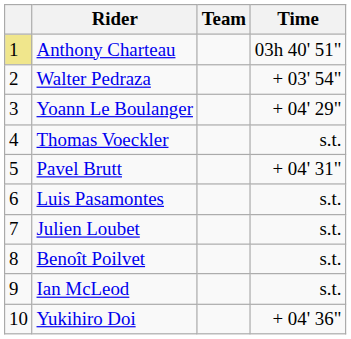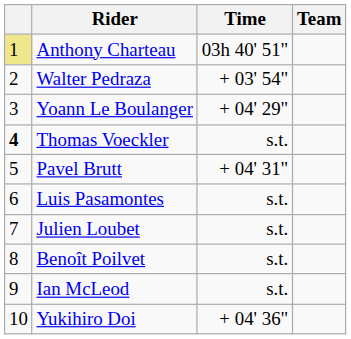columns swapped: (224, 19) <-> (298, 19)
(14, 139) normal -> (14, 139) bold
